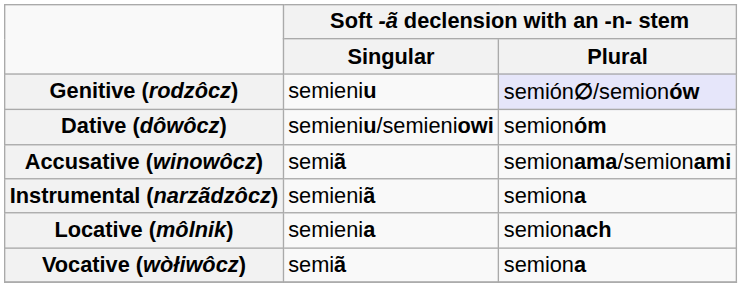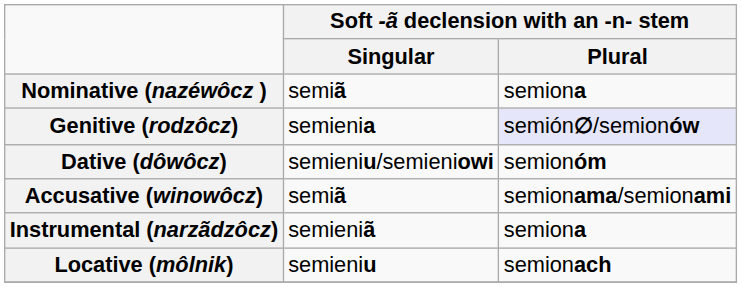+ row: (144, 90)
(332, 91) semieniu -> (332, 125) semienia
(332, 230) semienia -> (332, 264) semieniu
- row: (144, 264)
